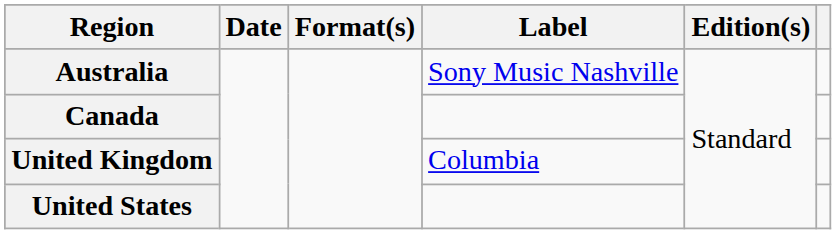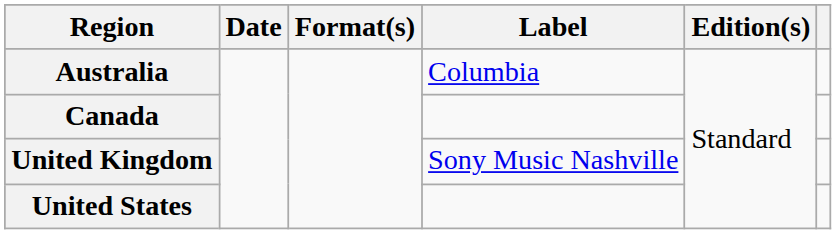(553, 71) Sony Music Nashville -> (484, 71) Columbia
(484, 160) Columbia -> (553, 160) Sony Music Nashville
